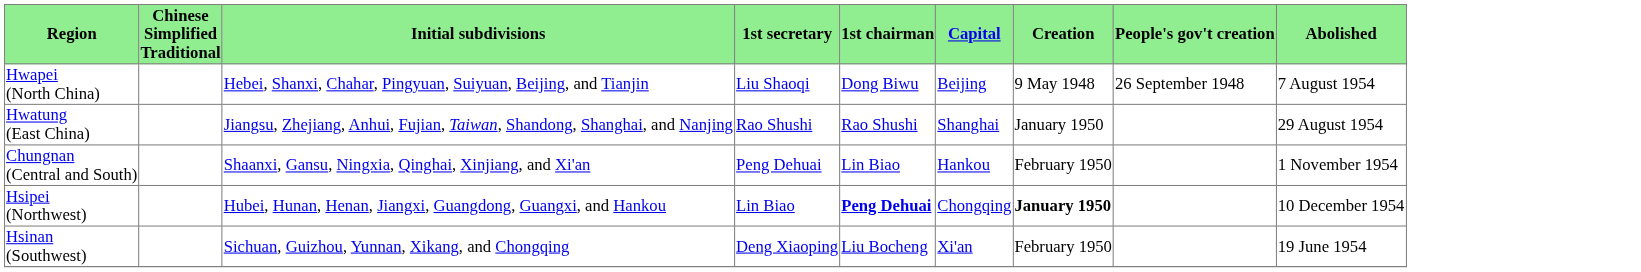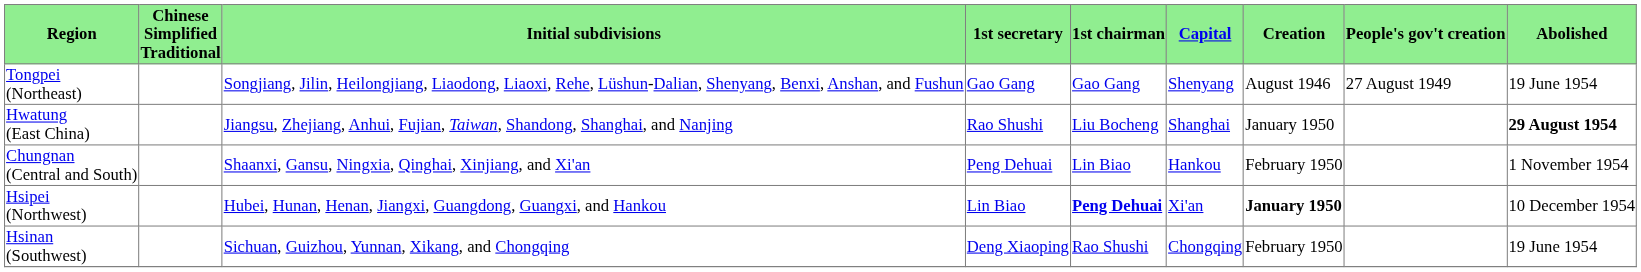- row: (53, 84)
+ row: (44, 84)
(879, 124) Rao Shushi -> (1115, 124) Liu Bocheng
(1330, 124) normal -> (1563, 124) bold
(974, 205) Chongqing -> (1186, 205) Xi'an
(885, 246) Liu Bocheng -> (1110, 246) Rao Shushi
(955, 246) Xi'an -> (1205, 246) Chongqing
